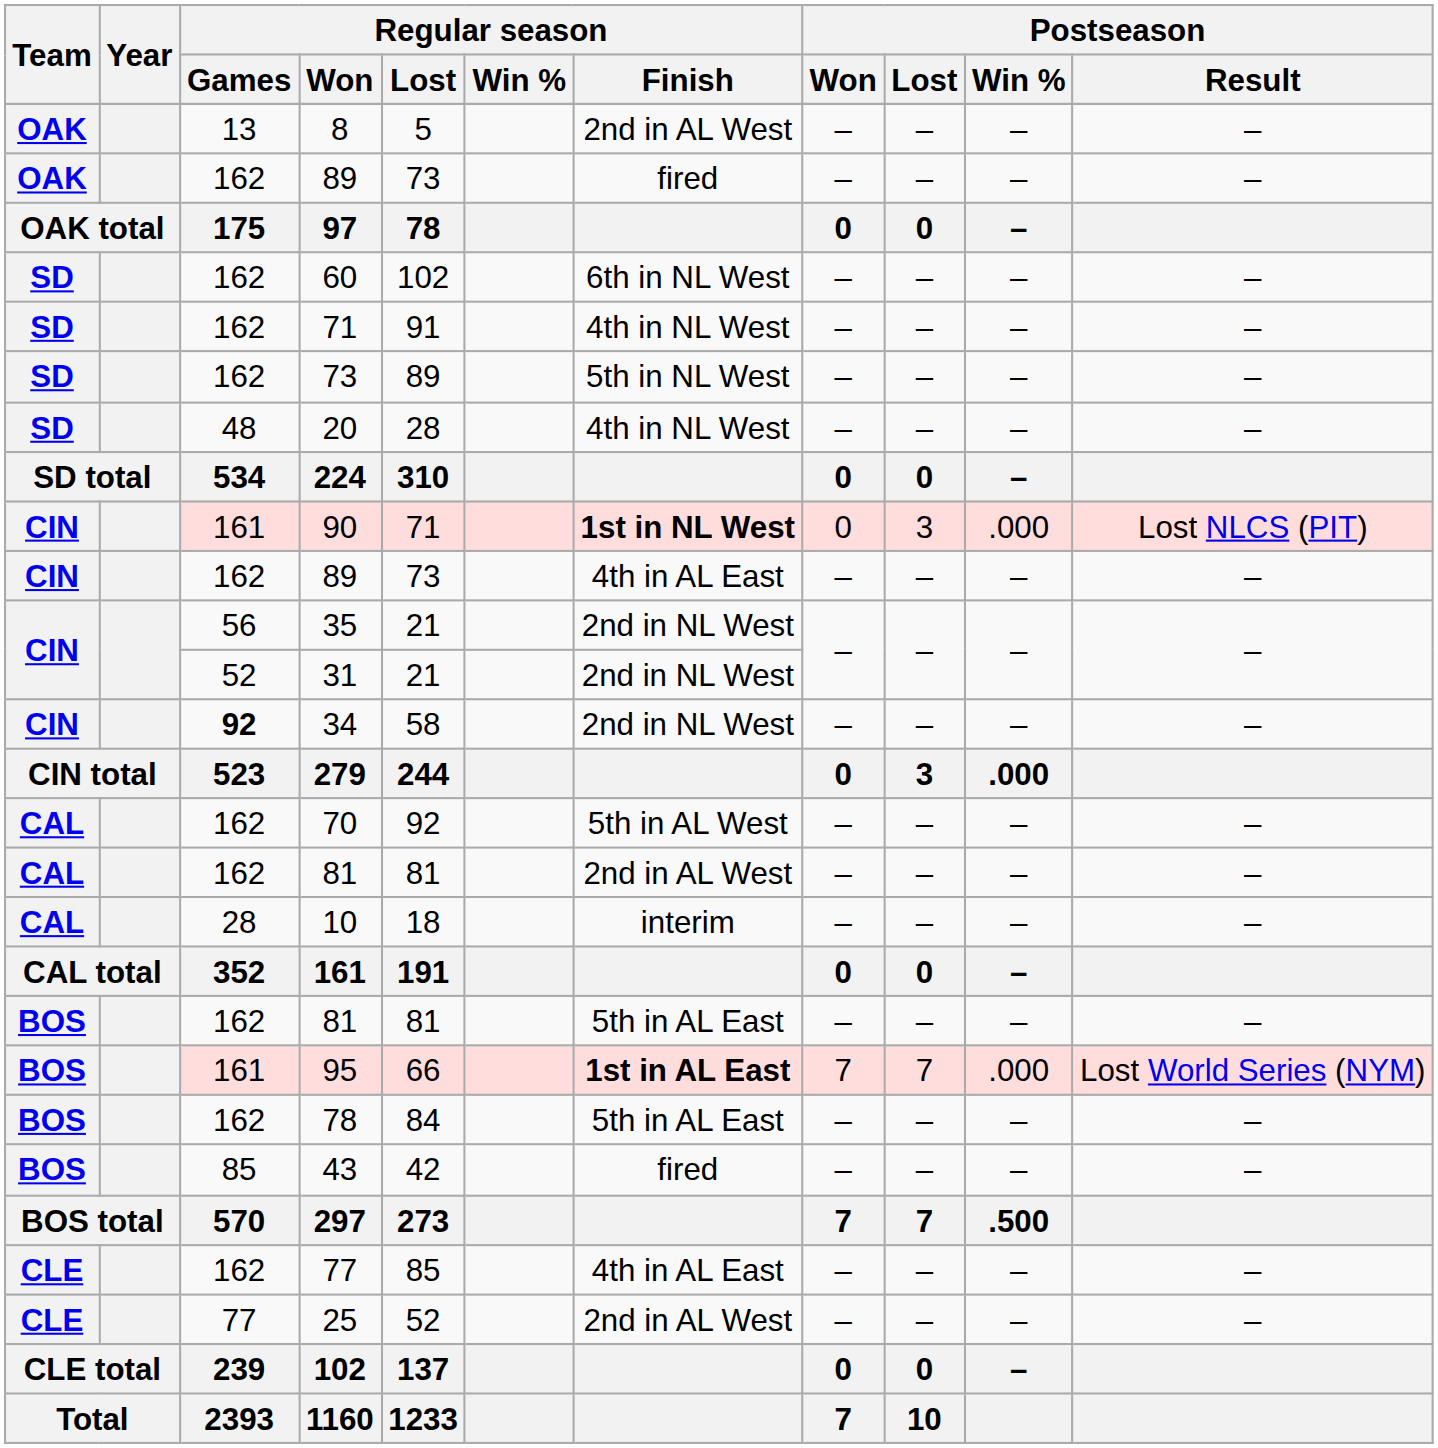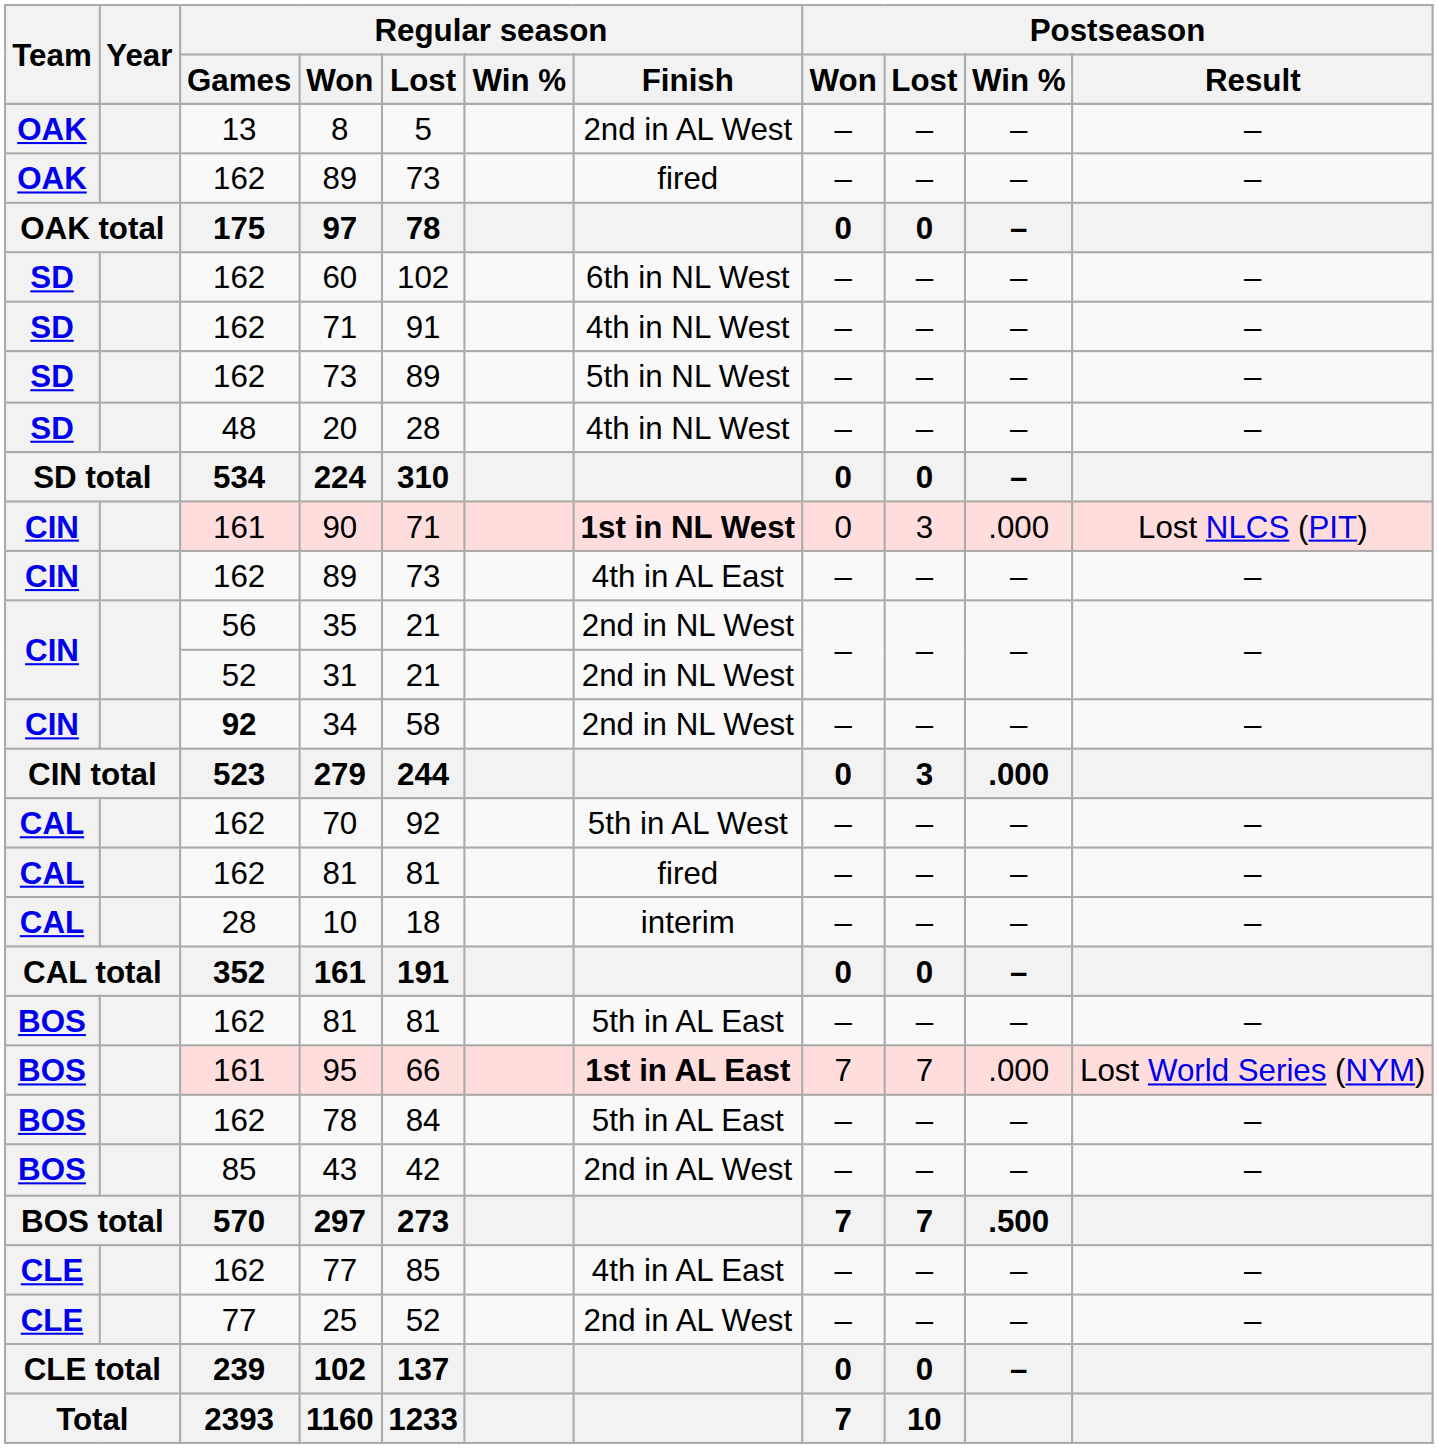(688, 873) 2nd in AL West -> (688, 873) fired
(688, 1170) fired -> (688, 1170) 2nd in AL West
